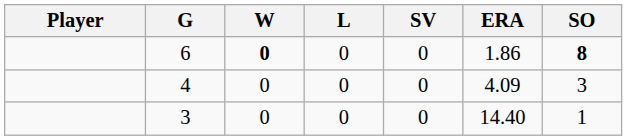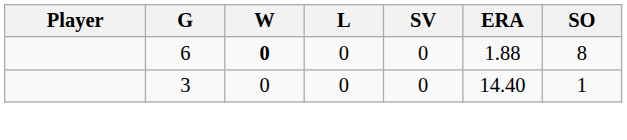(503, 53) 1.86 -> (503, 53) 1.88
(582, 53) bold -> (582, 53) normal
- row: (185, 85)
